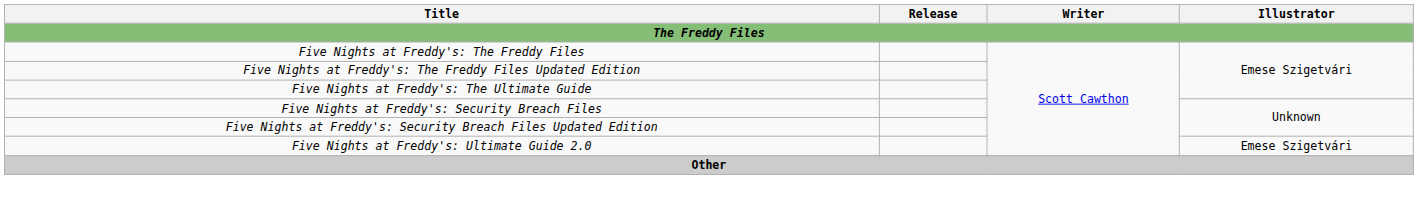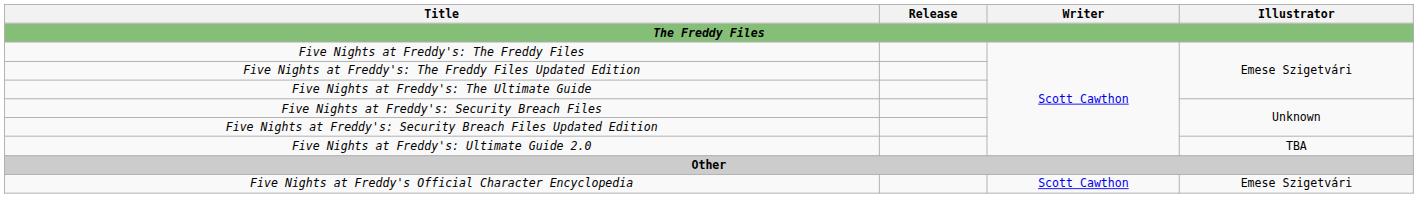(1296, 146) Emese Szigetvári -> (1296, 146) TBA
+ row: (442, 184)
